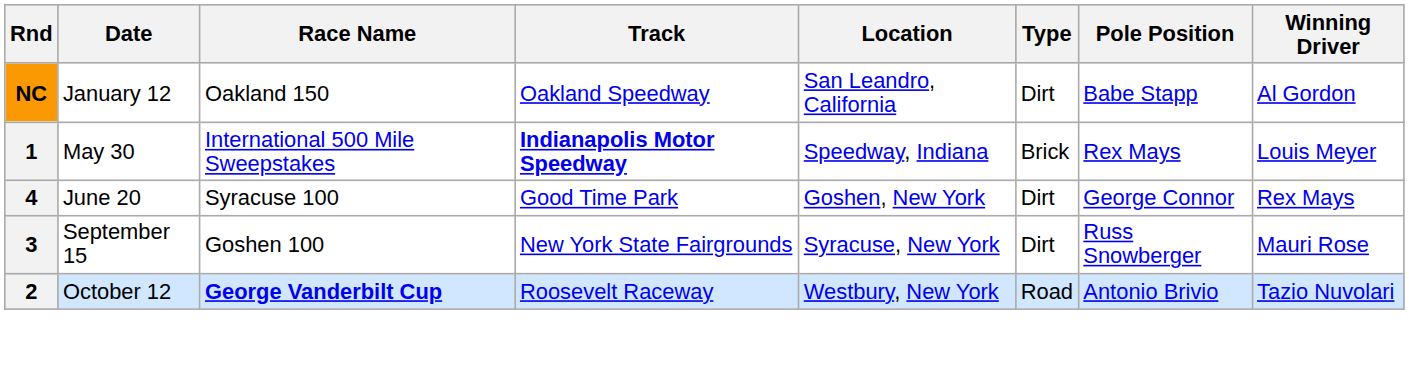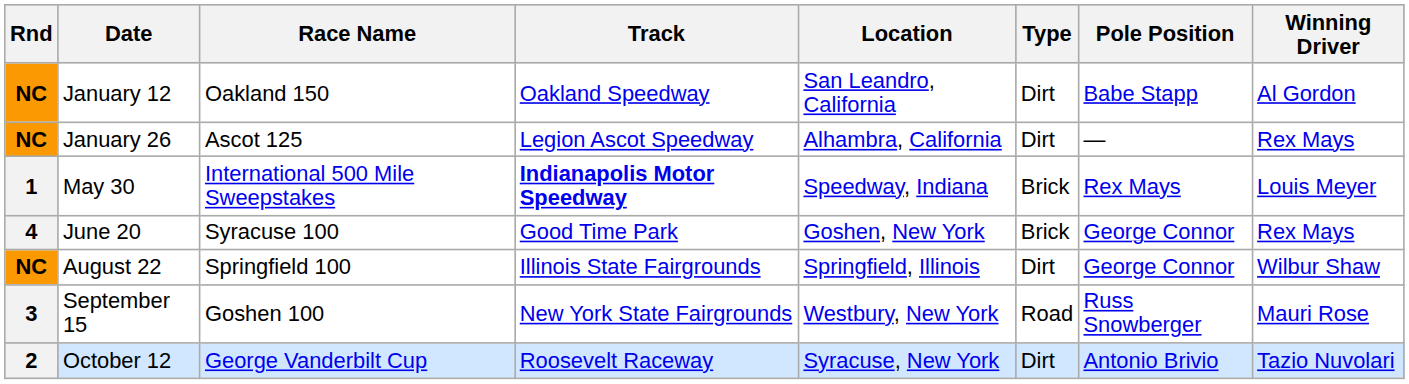+ row: (117, 139)
(1038, 198) Dirt -> (1045, 232) Brick
+ row: (112, 267)
(902, 244) Syracuse, New York -> (901, 313) Westbury, New York
(1038, 244) Dirt -> (1047, 313) Road
(324, 291) bold -> (316, 360) normal
(901, 291) Westbury, New York -> (901, 360) Syracuse, New York
(1047, 291) Road -> (1038, 360) Dirt
